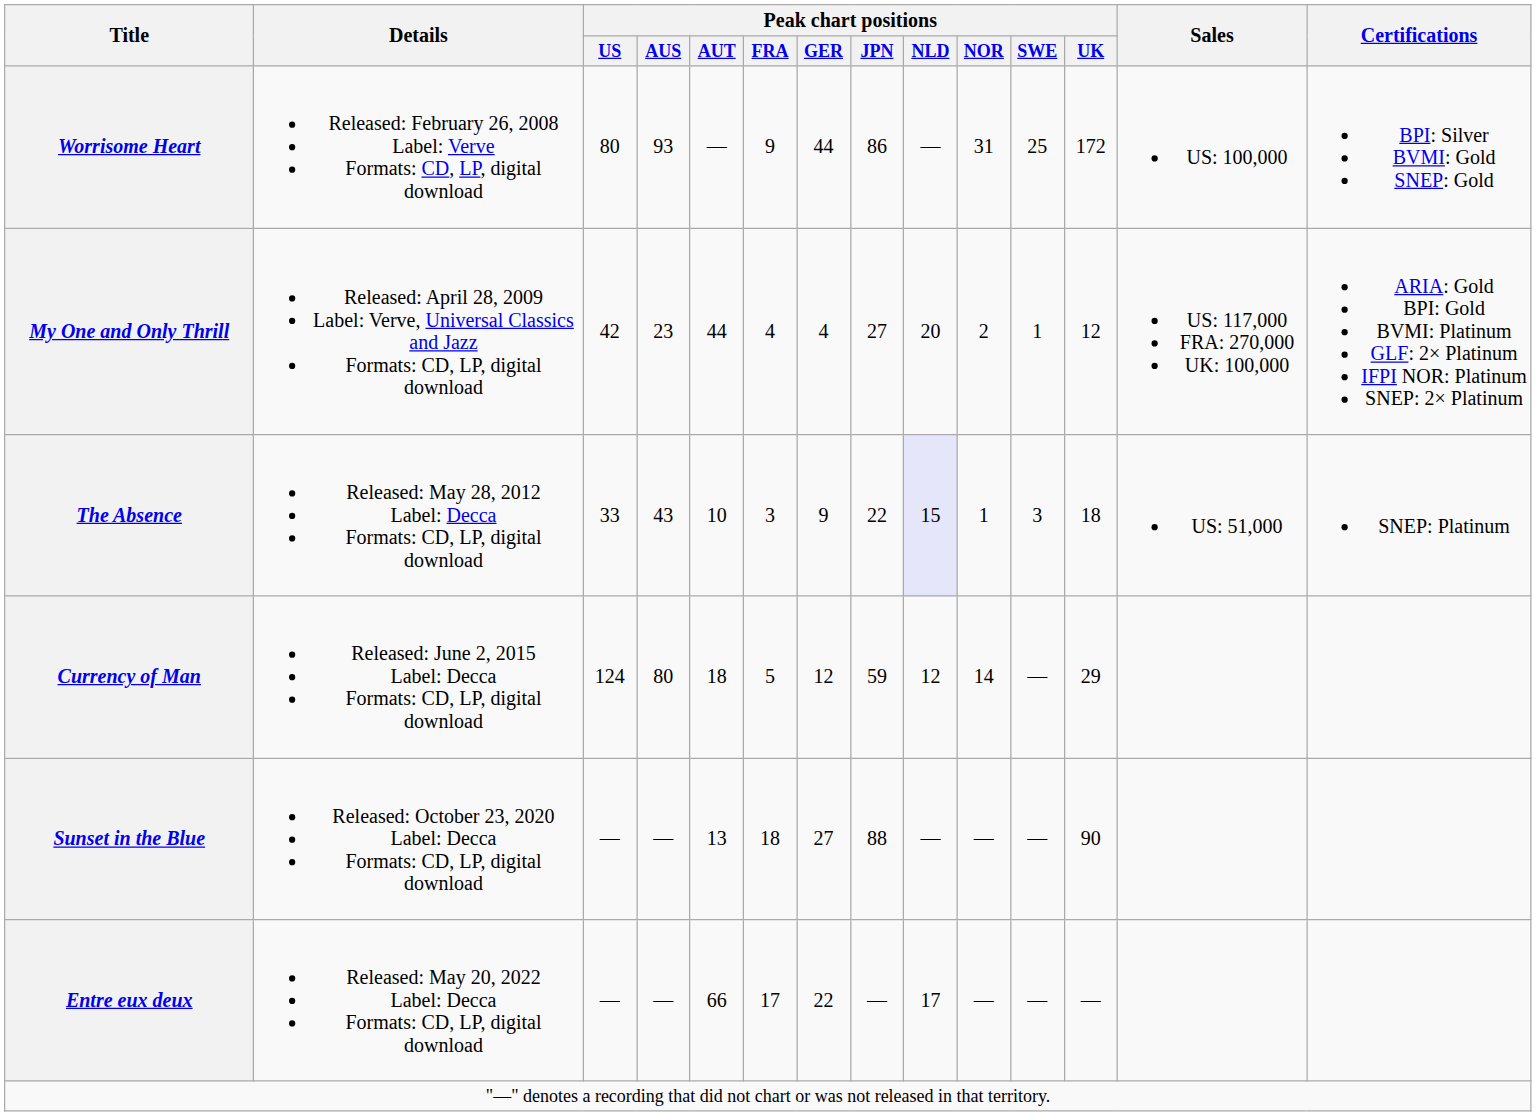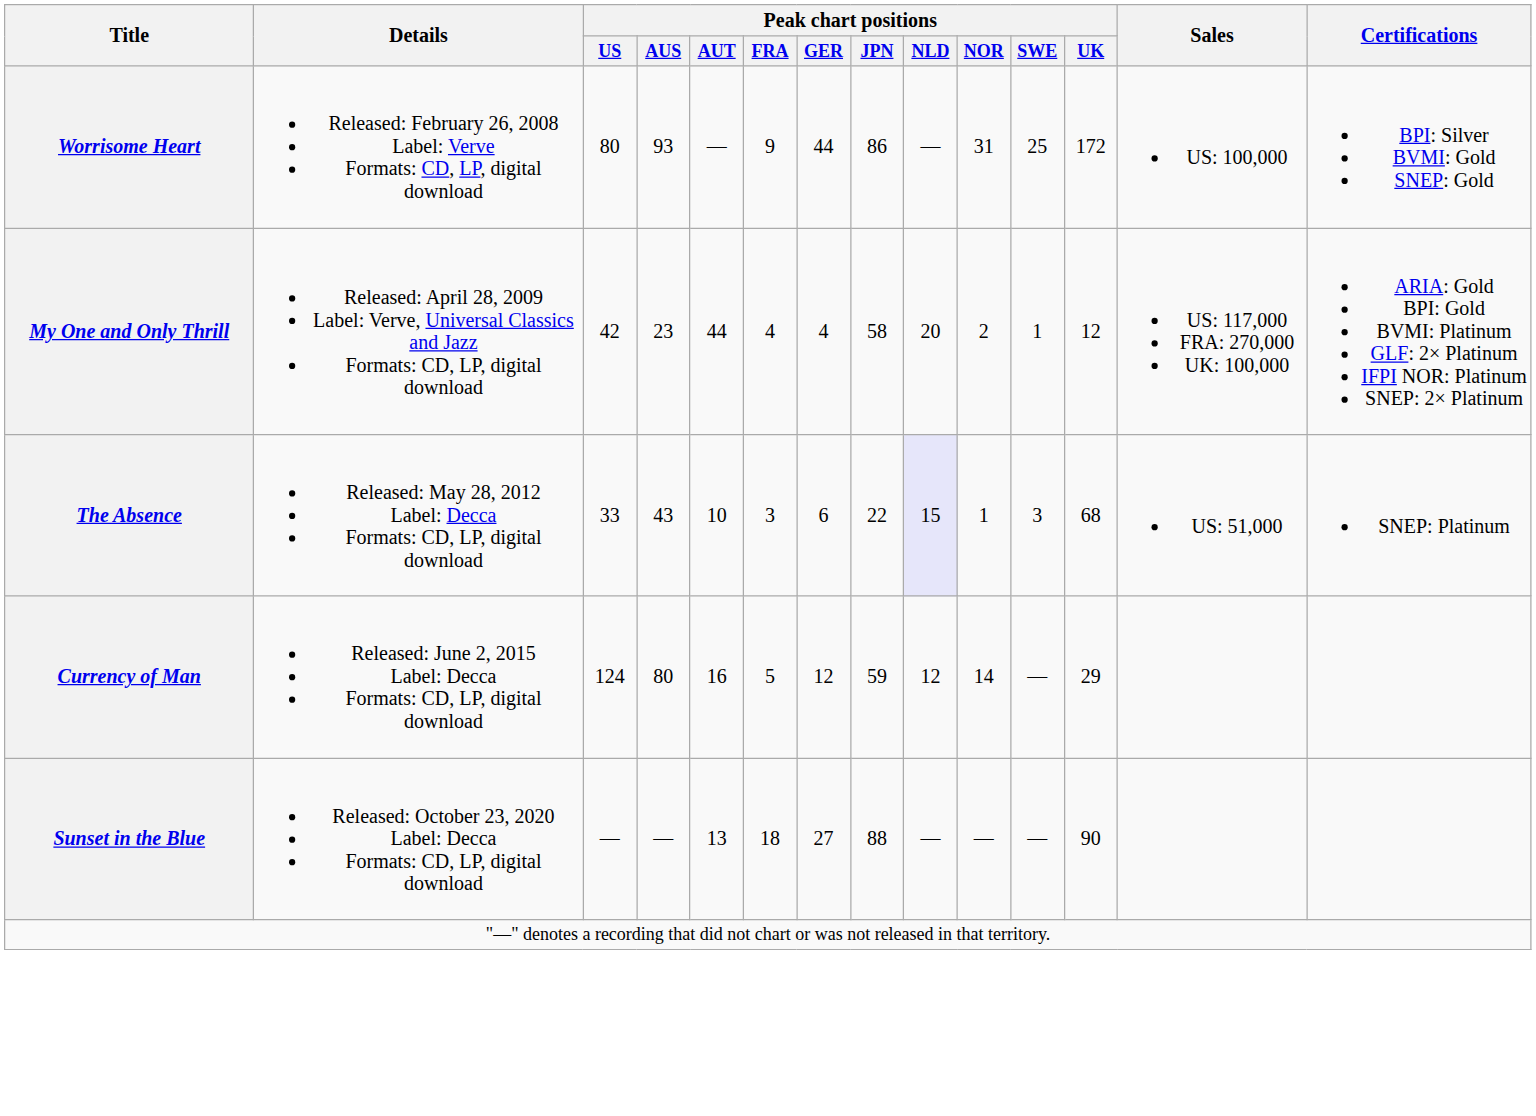(877, 330) 27 -> (877, 330) 58
(824, 515) 9 -> (824, 515) 6
(1091, 515) 18 -> (1091, 515) 68
(717, 676) 18 -> (717, 676) 16
- row: (129, 1000)
